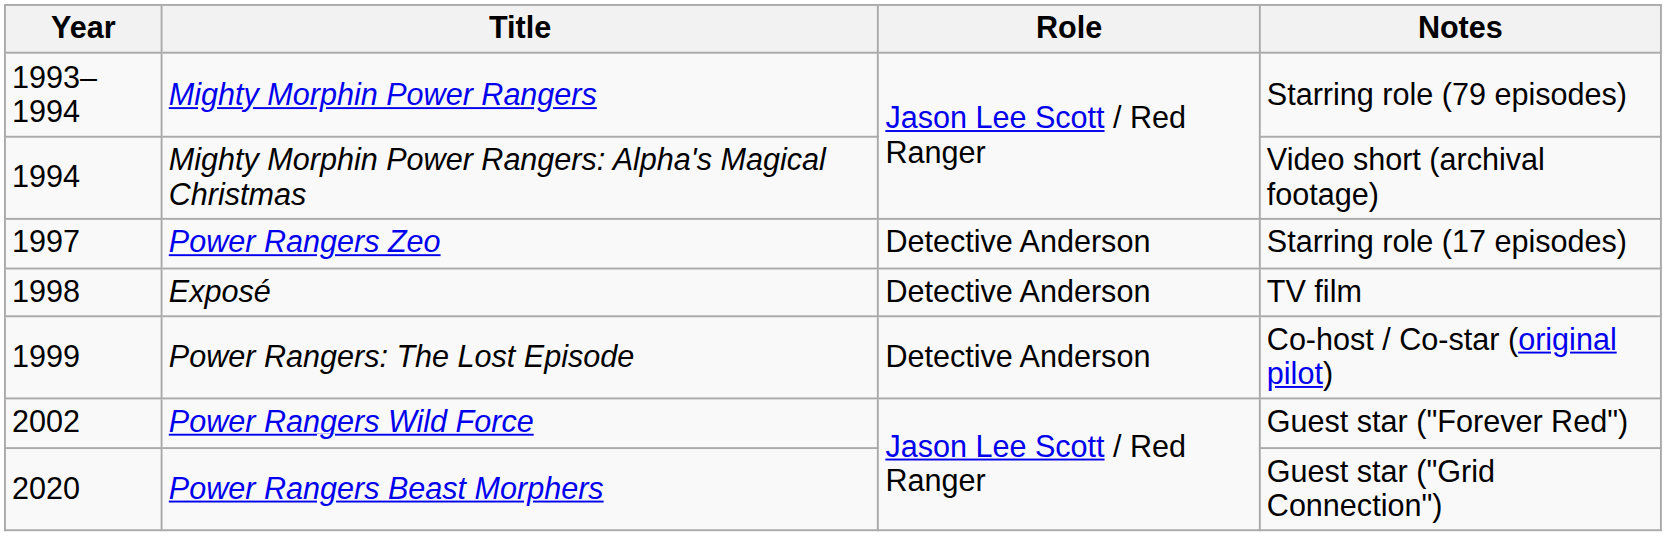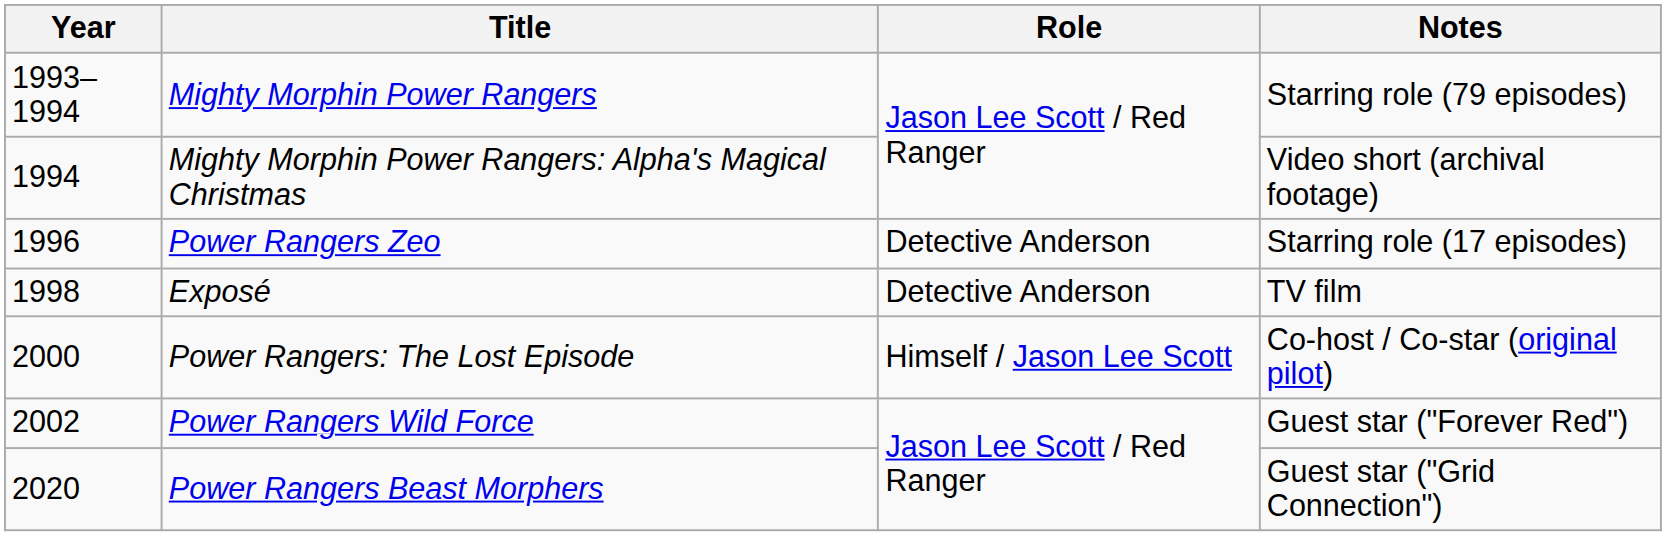(46, 242) 1997 -> (46, 242) 1996
(46, 357) 1999 -> (46, 357) 2000
(1018, 357) Detective Anderson -> (1059, 357) Himself / Jason Lee Scott
